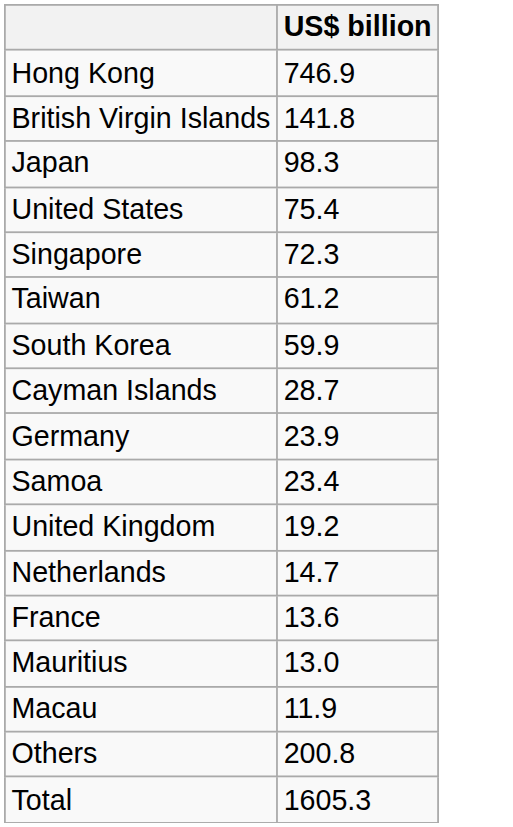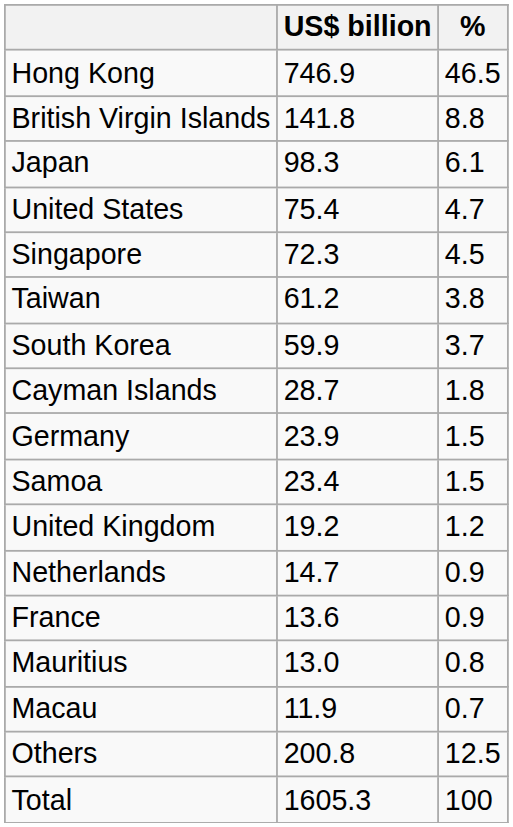+ column: (473, 27)
